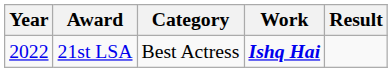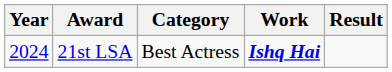(29, 51) 2022 -> (29, 51) 2024
